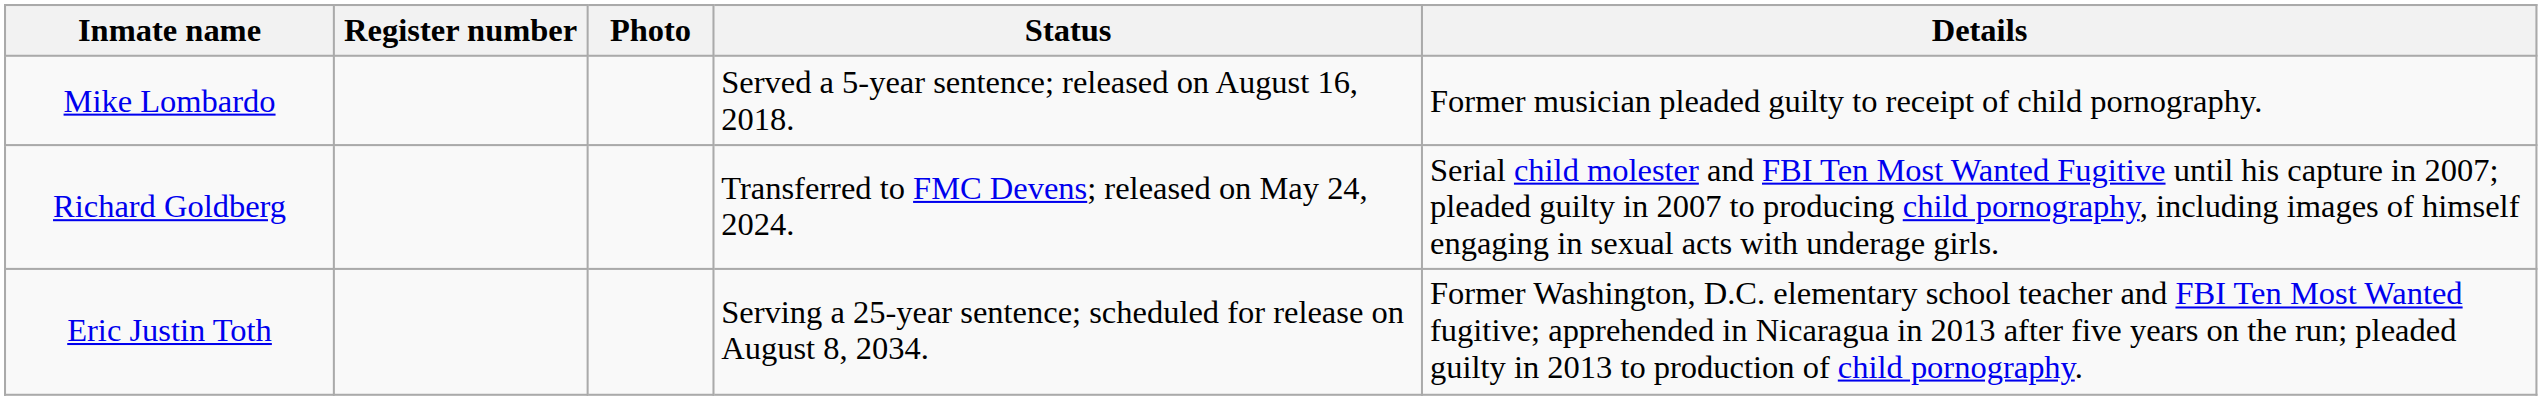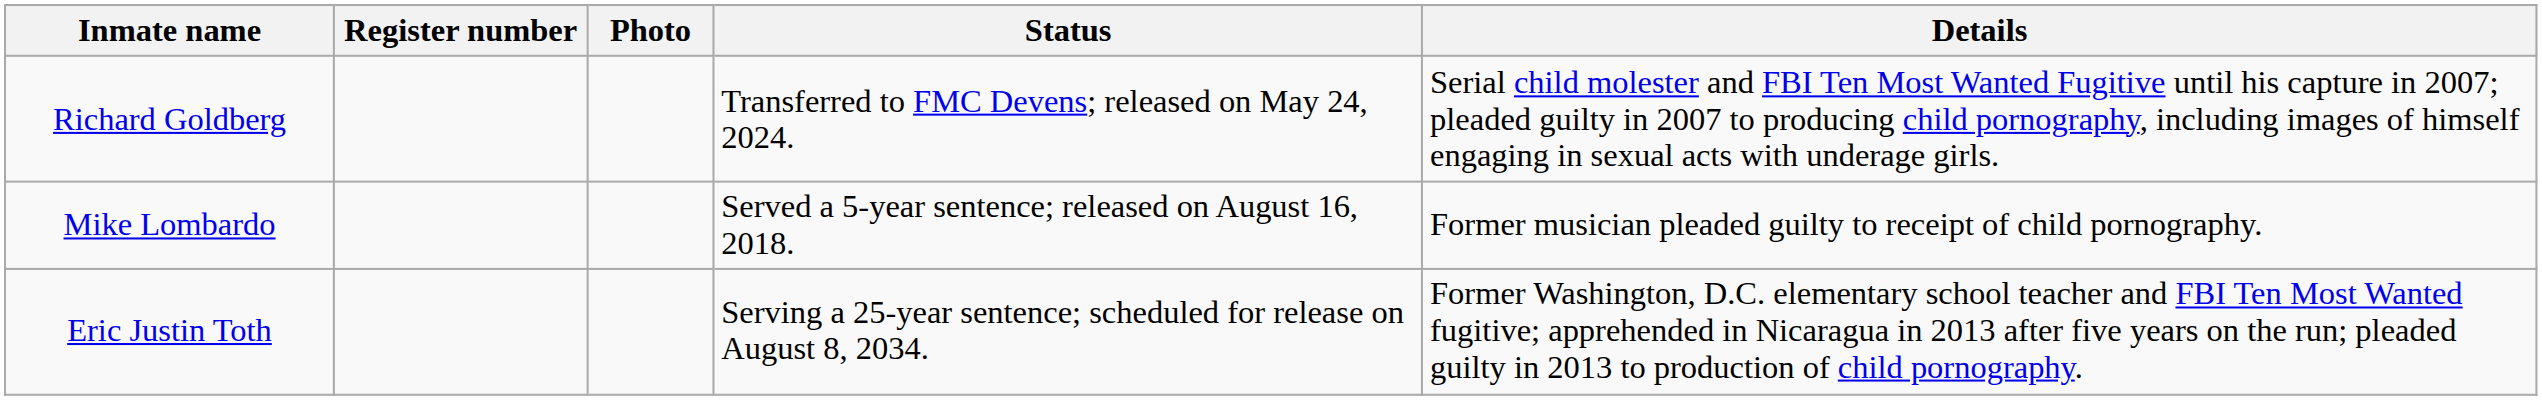rows swapped: (170, 206) <-> (170, 100)
